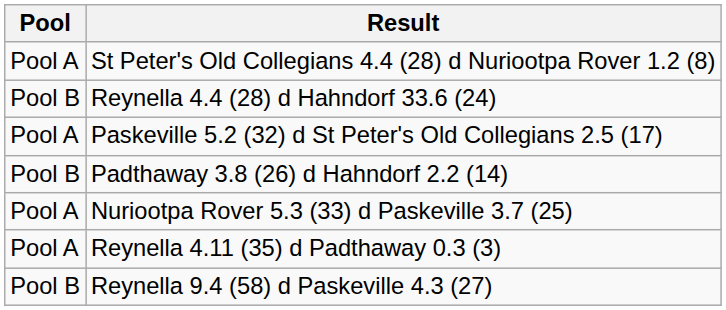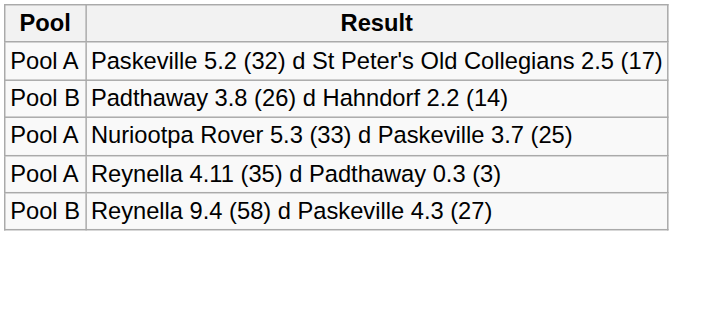- row: (403, 60)
- row: (294, 98)
